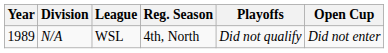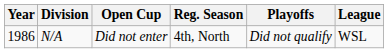columns swapped: (116, 15) <-> (344, 15)
(21, 36) 1989 -> (21, 36) 1986
